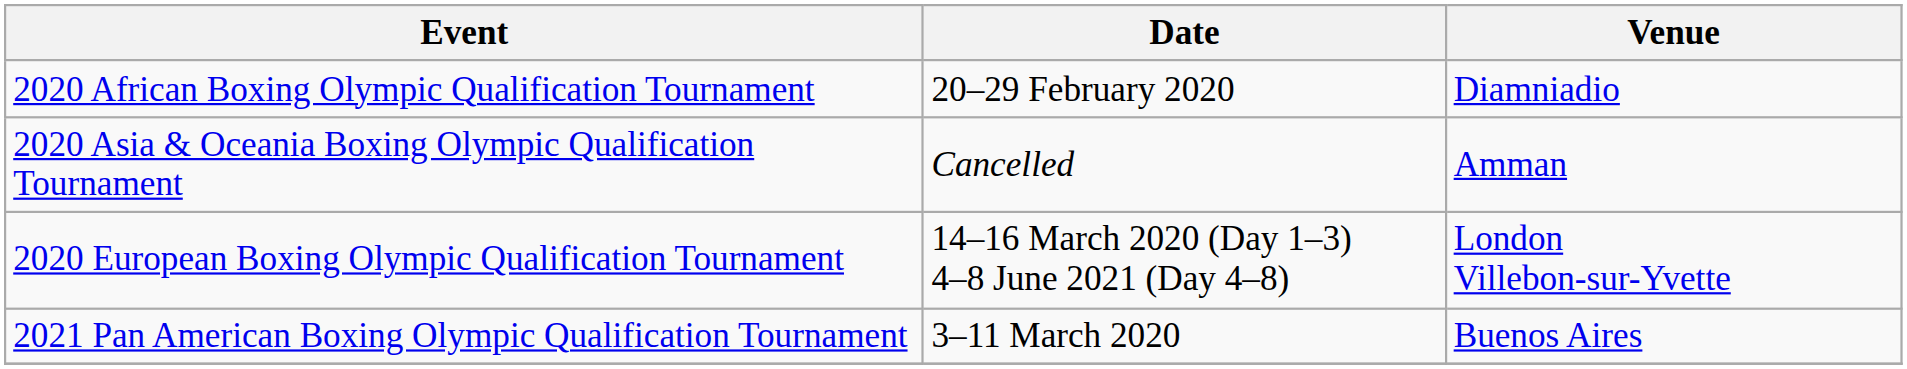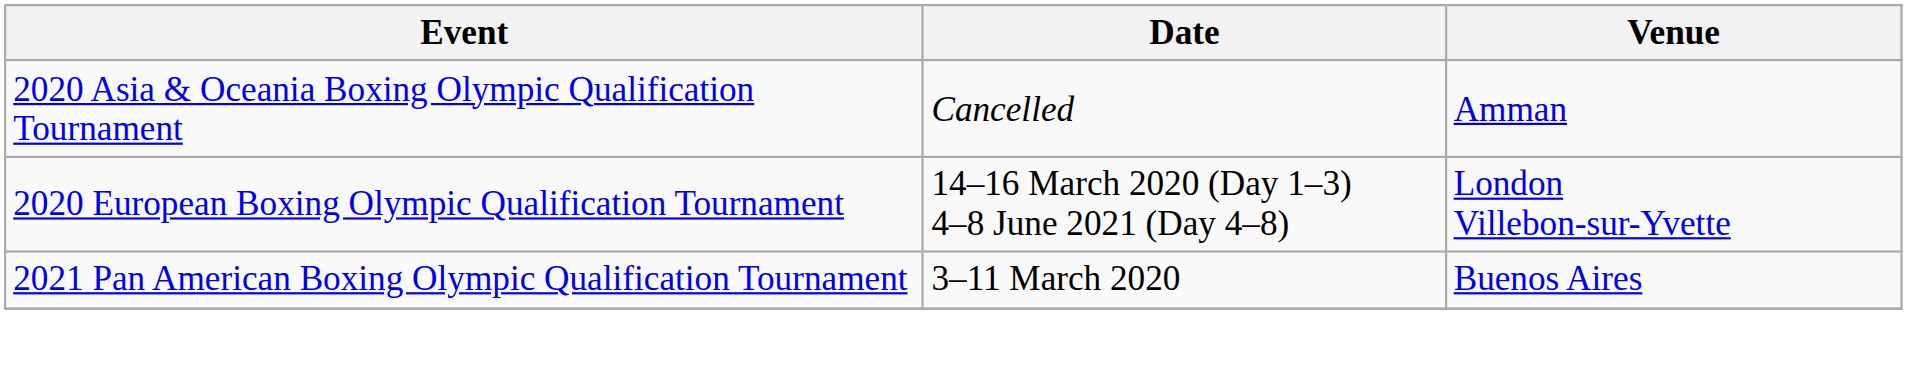- row: (414, 88)
